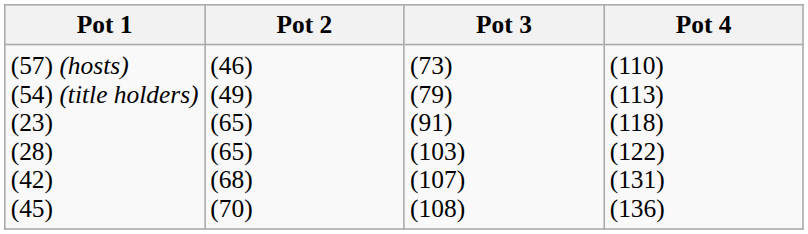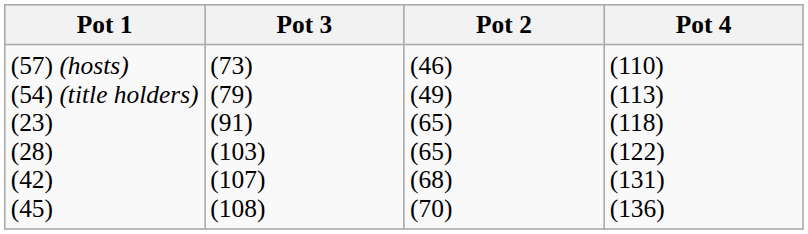columns swapped: (304, 24) <-> (504, 24)
